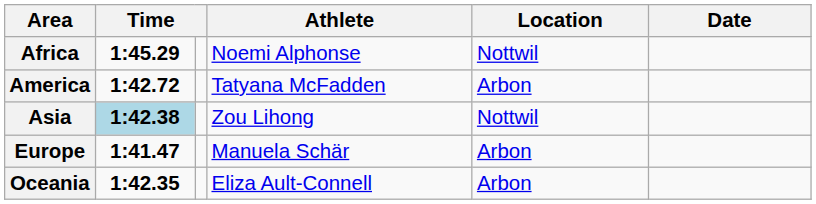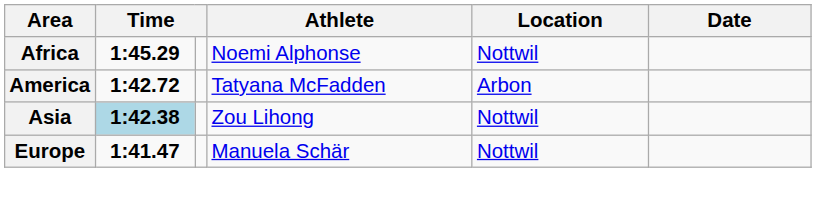(504, 150) Arbon -> (508, 150) Nottwil
- row: (50, 183)
